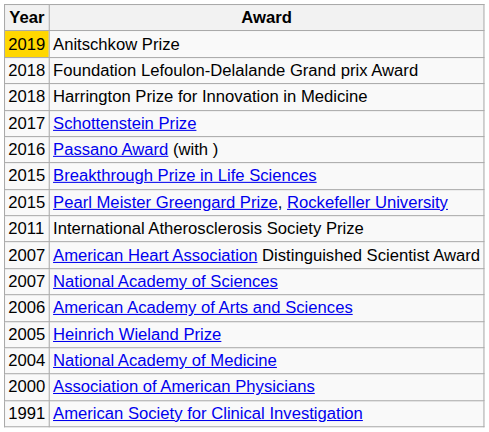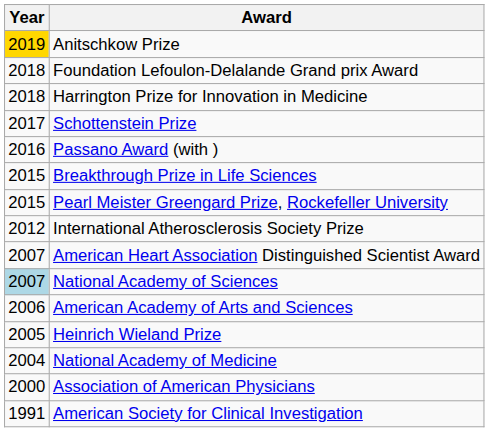(26, 228) 2011 -> (27, 228) 2012
(27, 281) no background -> (27, 281) lightblue background
